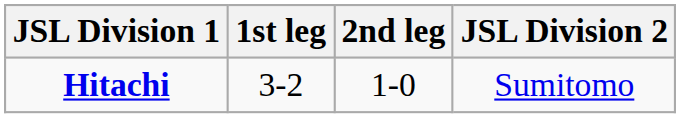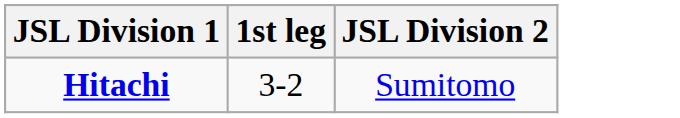- column: (393, 31)
